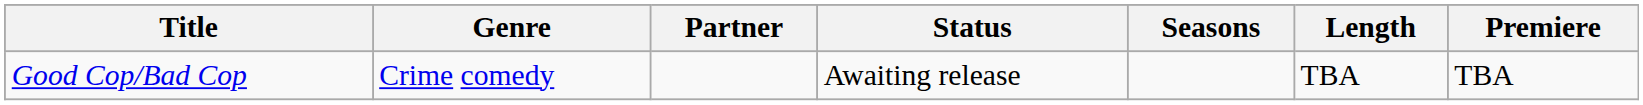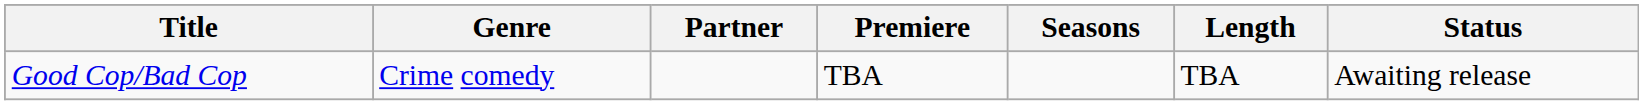columns swapped: (1543, 27) <-> (972, 27)
